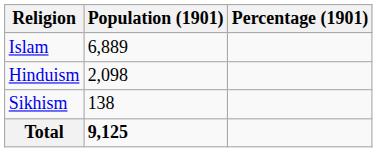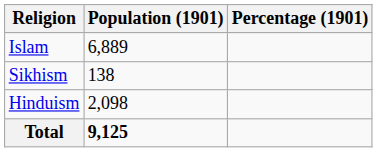rows swapped: (44, 75) <-> (38, 103)
